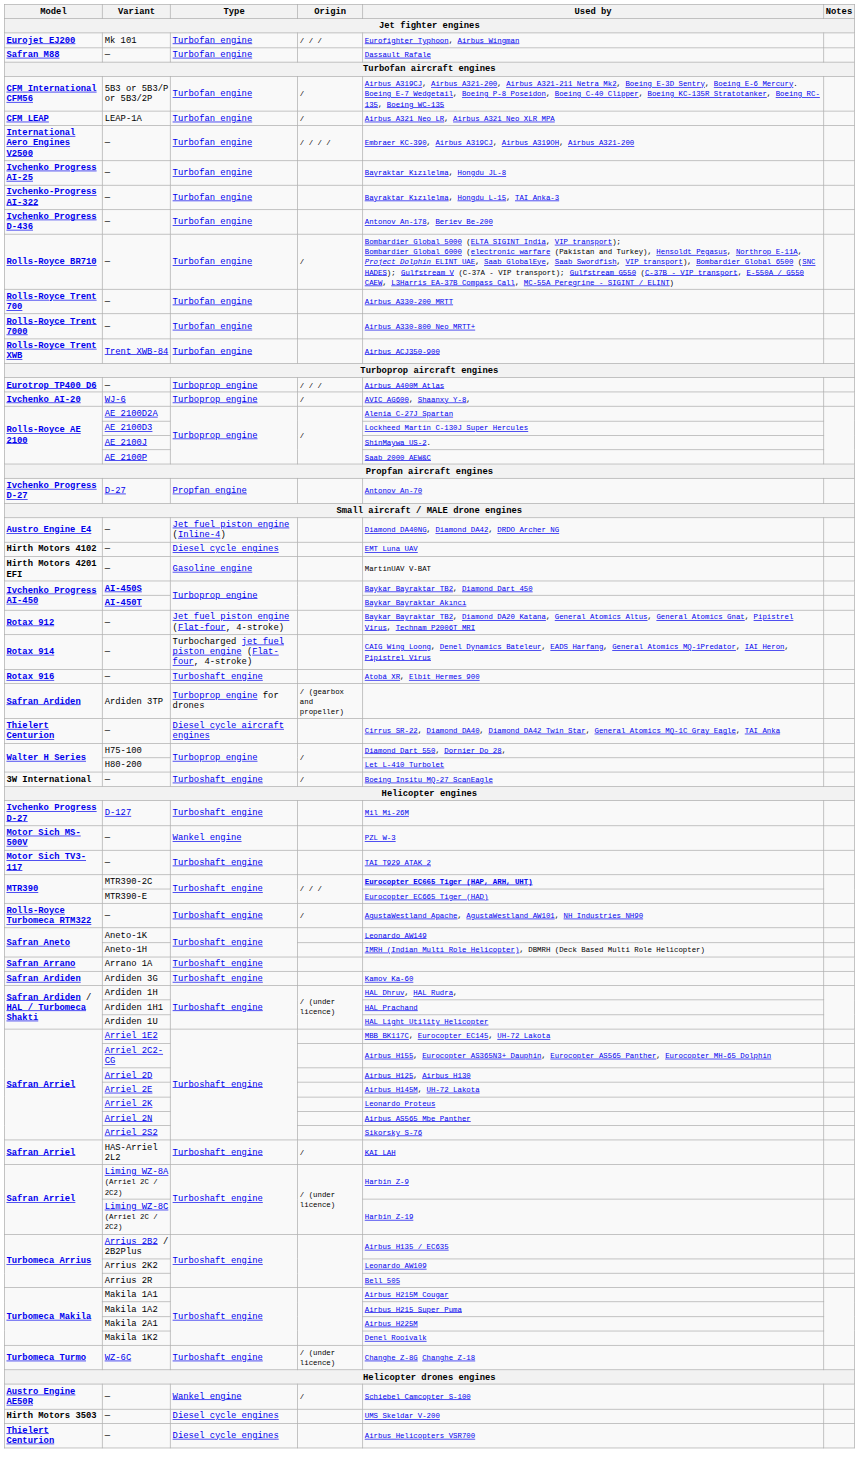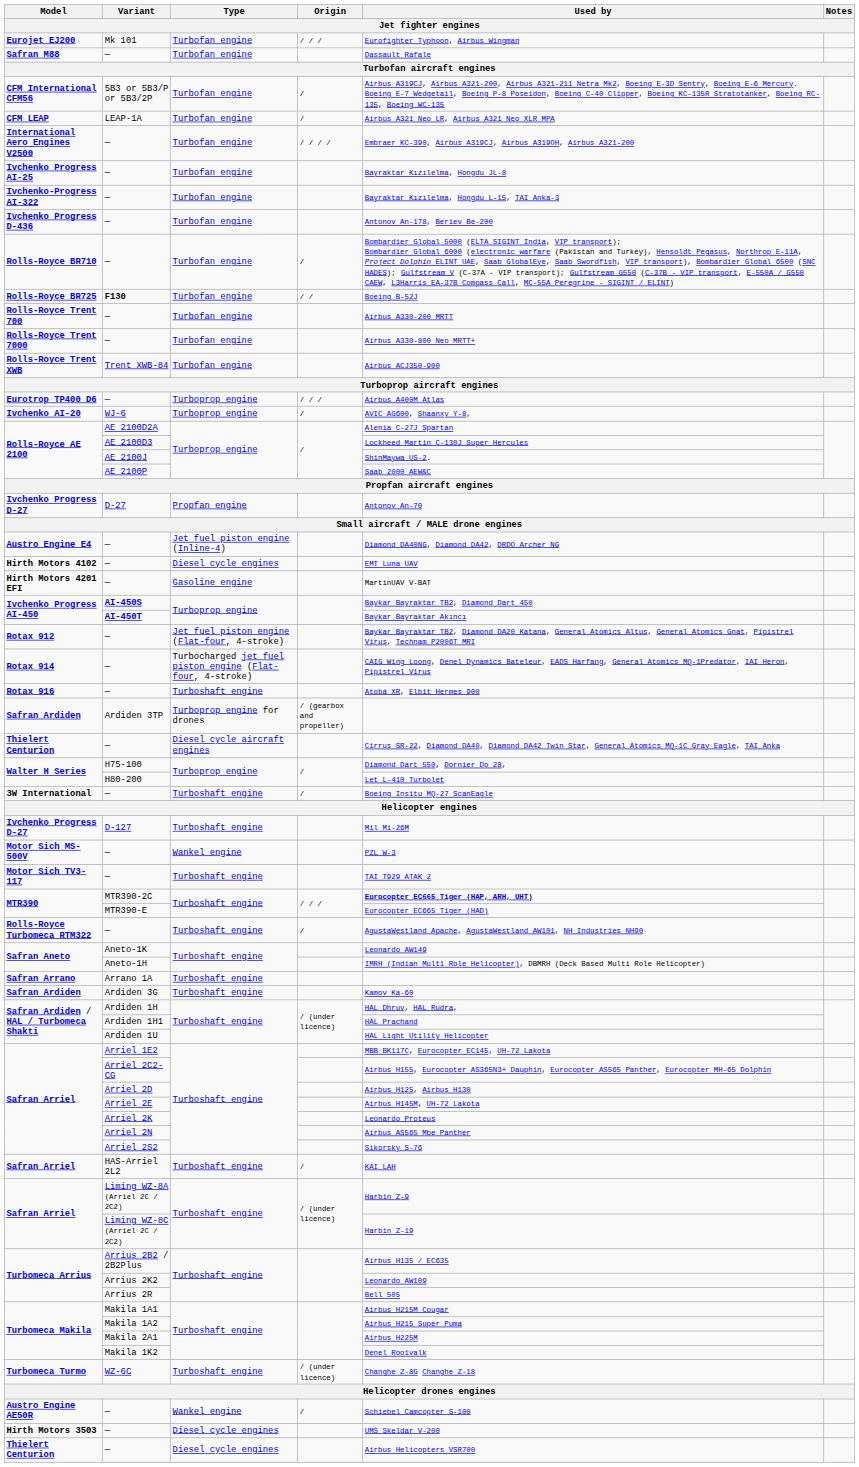+ row: (52, 297)
